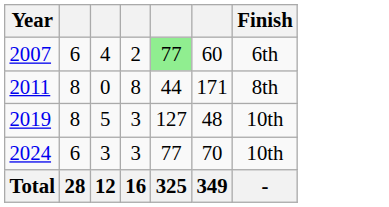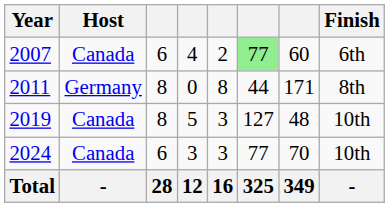+ column: (103, 20)
